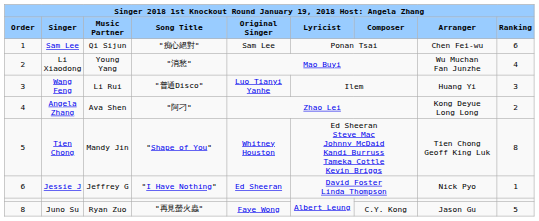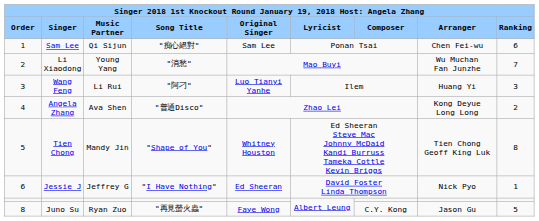(516, 64) 4 -> (516, 64) 7
(179, 86) "普通Disco" -> (179, 86) "阿刁"
(179, 107) "阿刁" -> (179, 107) "普通Disco"
